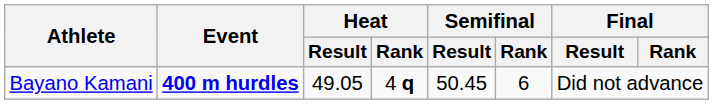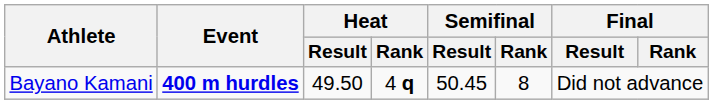(337, 83) 49.05 -> (337, 83) 49.50
(524, 83) 6 -> (524, 83) 8
